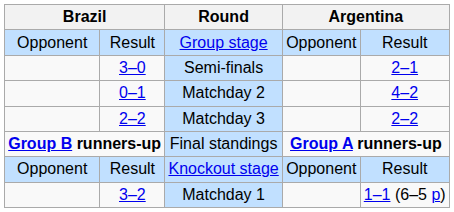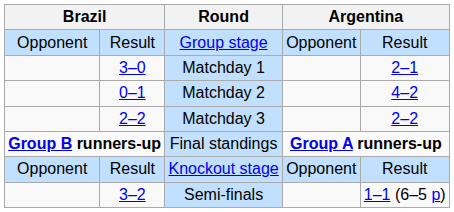(224, 67) Semi-finals -> (224, 67) Matchday 1
(224, 194) Matchday 1 -> (224, 194) Semi-finals
